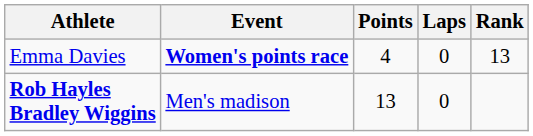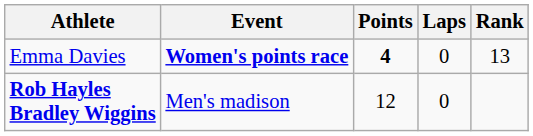(385, 55) normal -> (385, 55) bold
(385, 101) 13 -> (385, 101) 12
